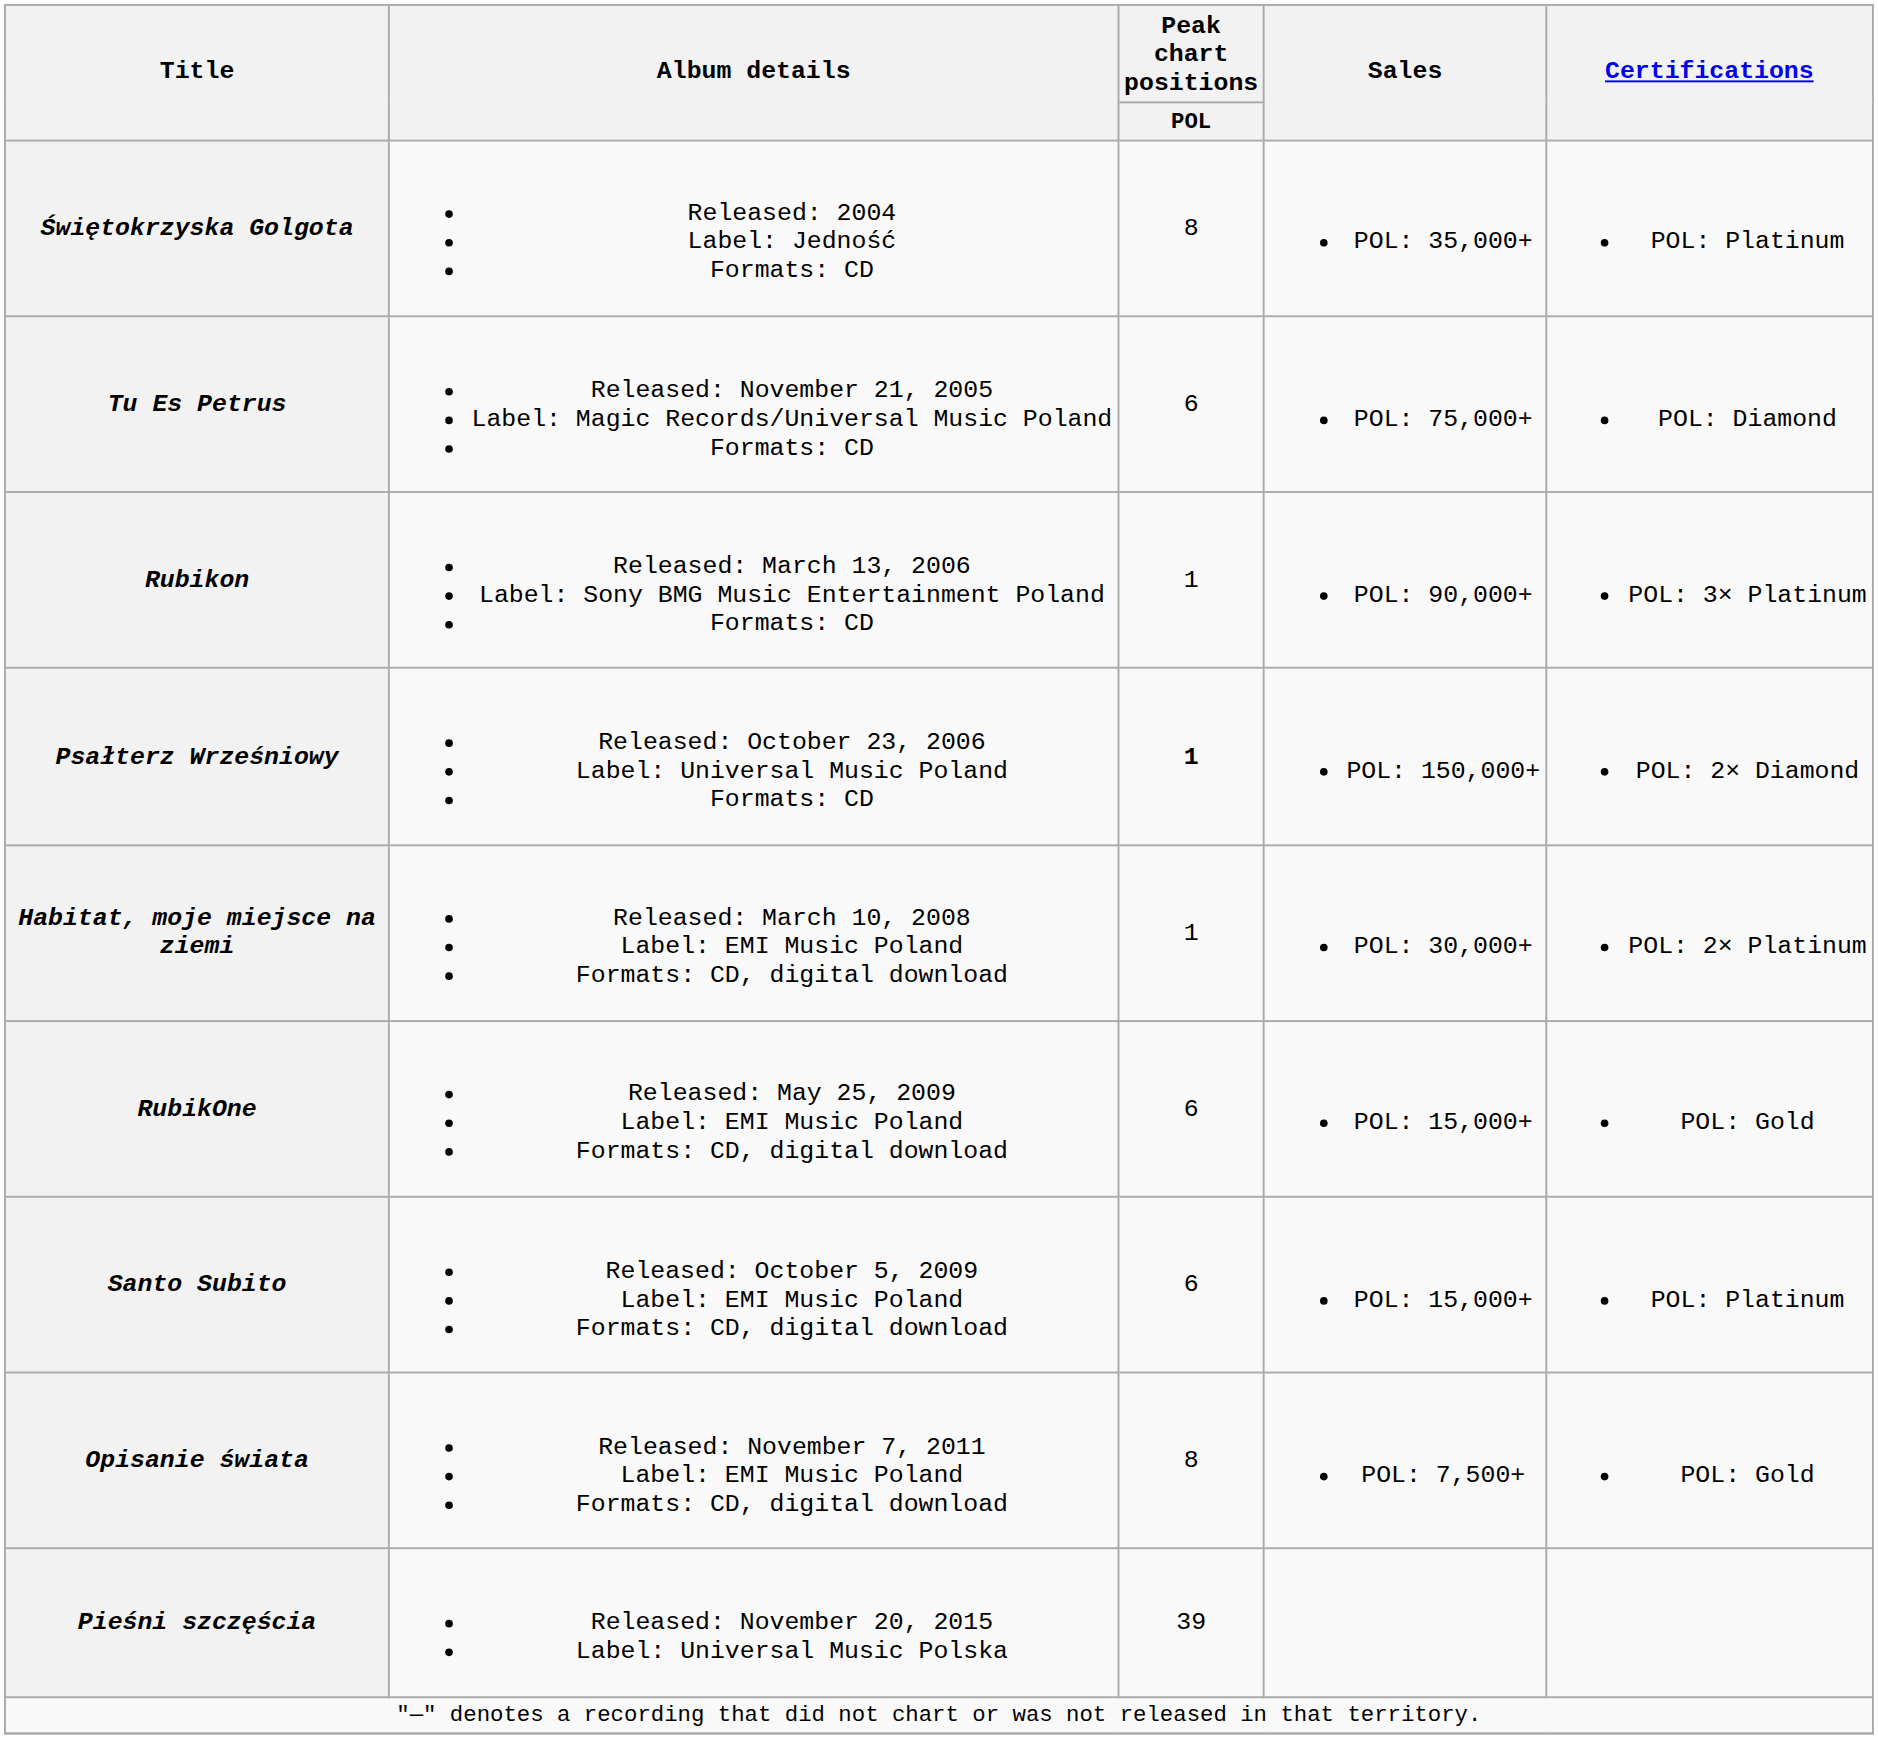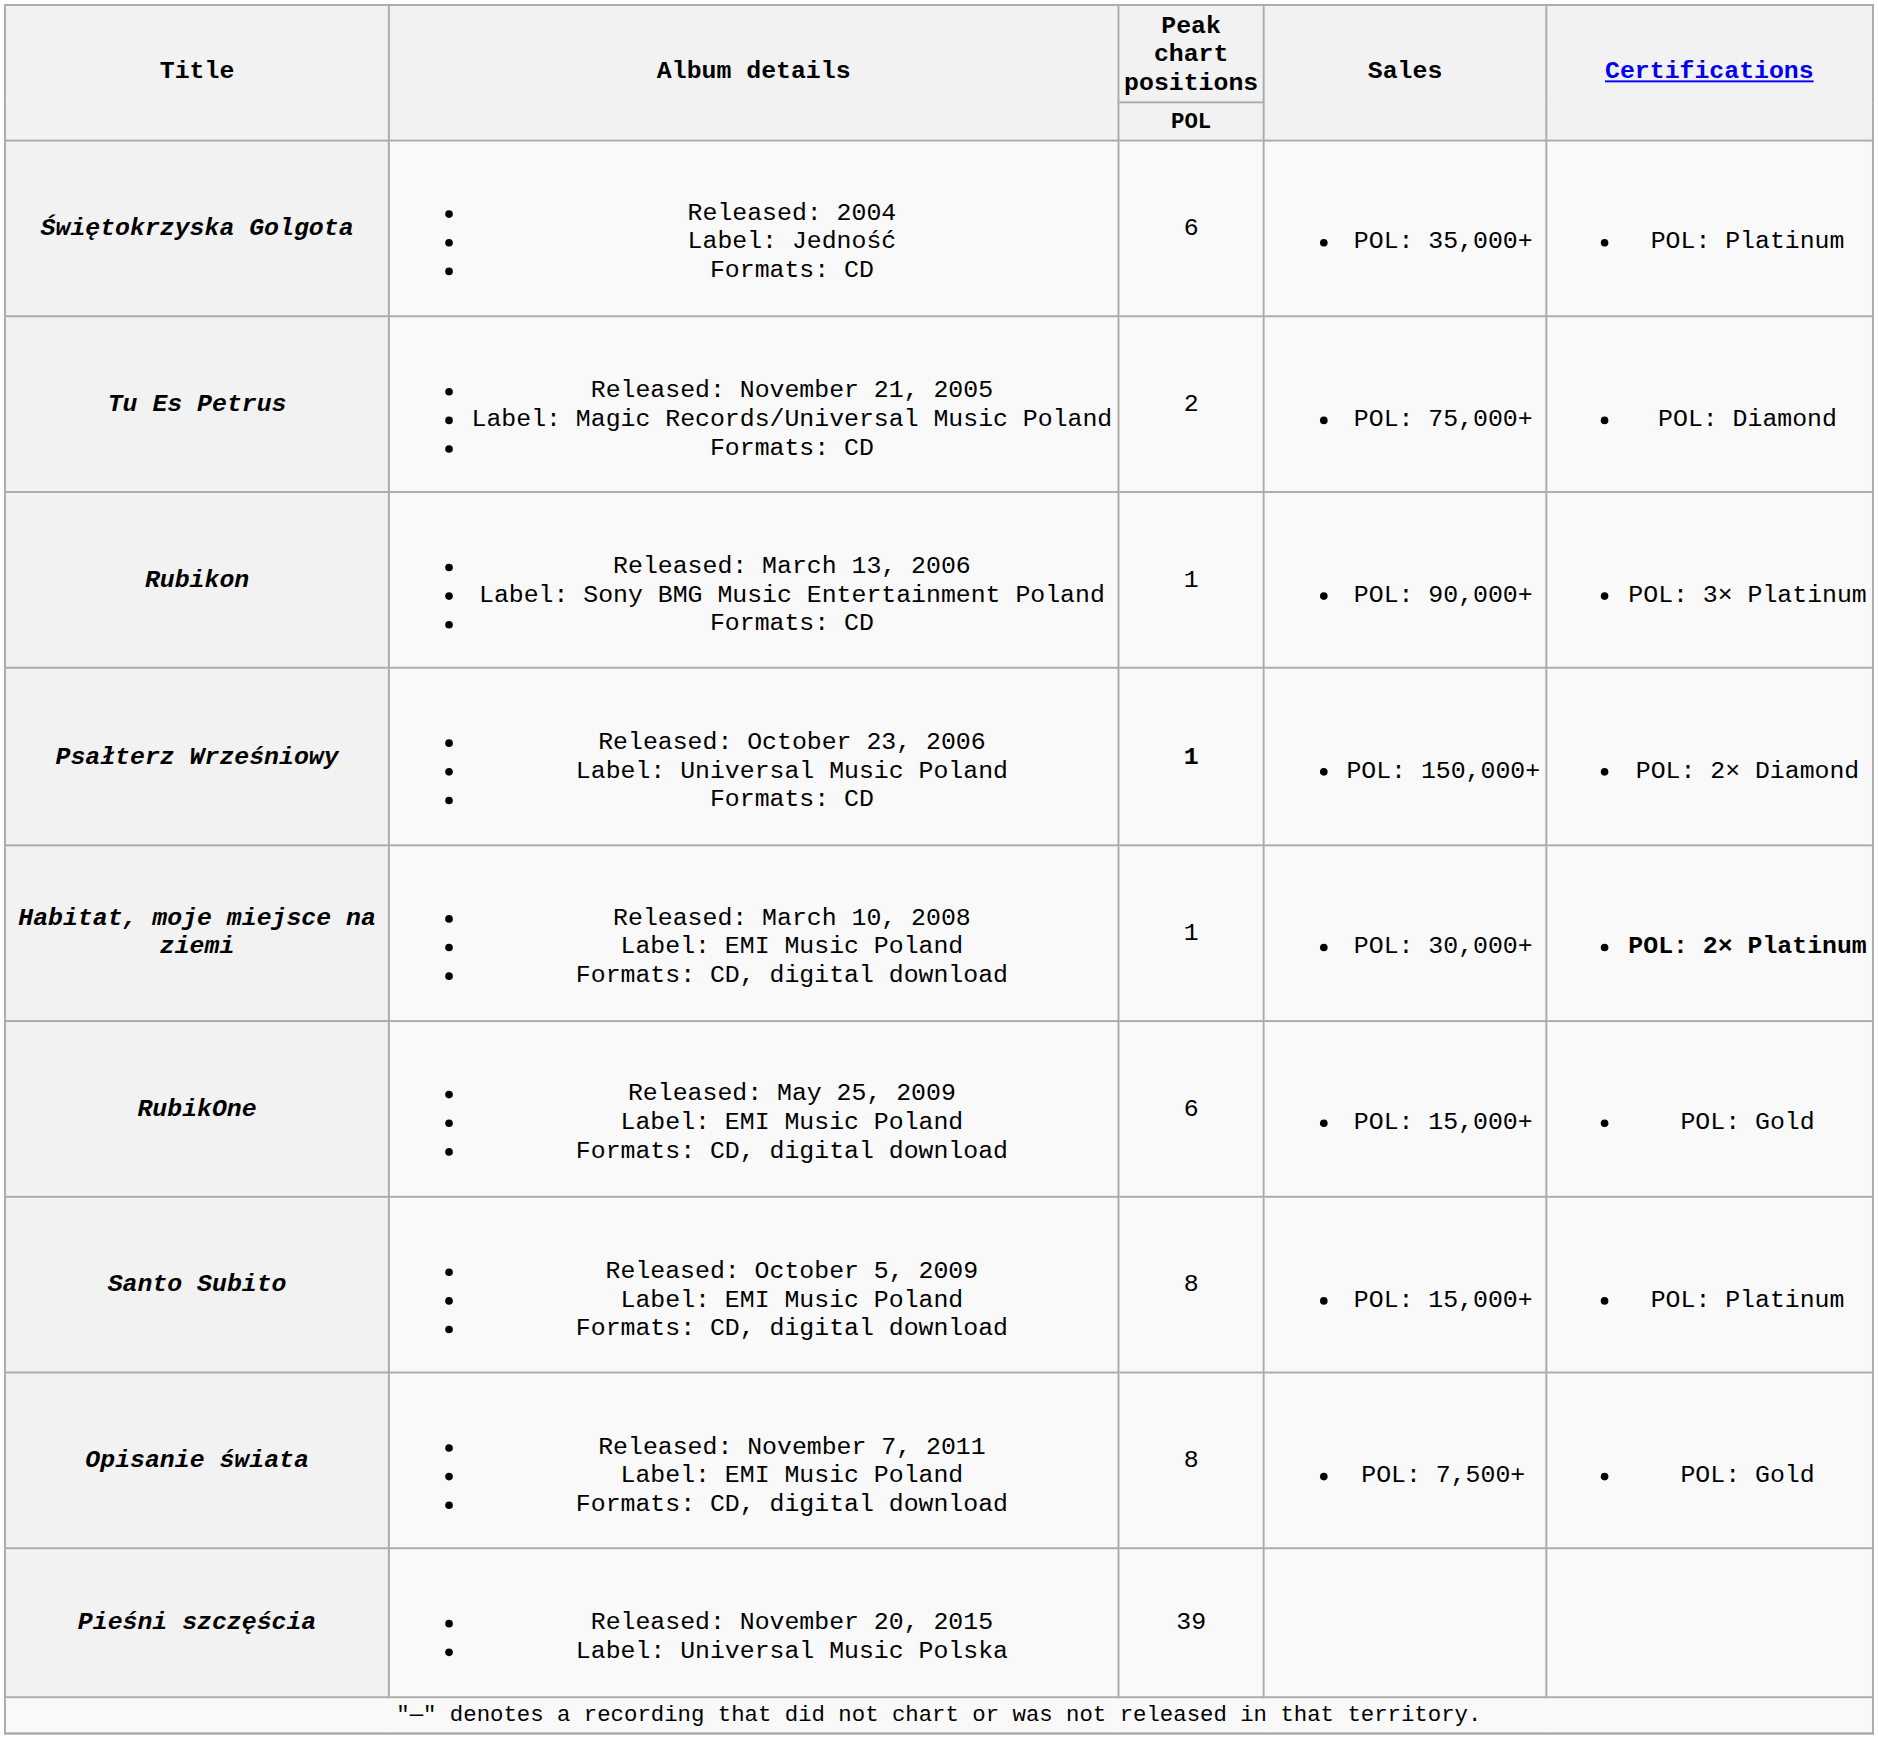(1191, 228) 8 -> (1191, 228) 6
(1191, 404) 6 -> (1191, 404) 2
(1709, 947) normal -> (1709, 947) bold
(1191, 1285) 6 -> (1191, 1285) 8
